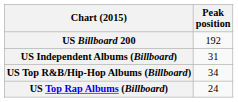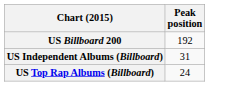- row: (99, 72)
